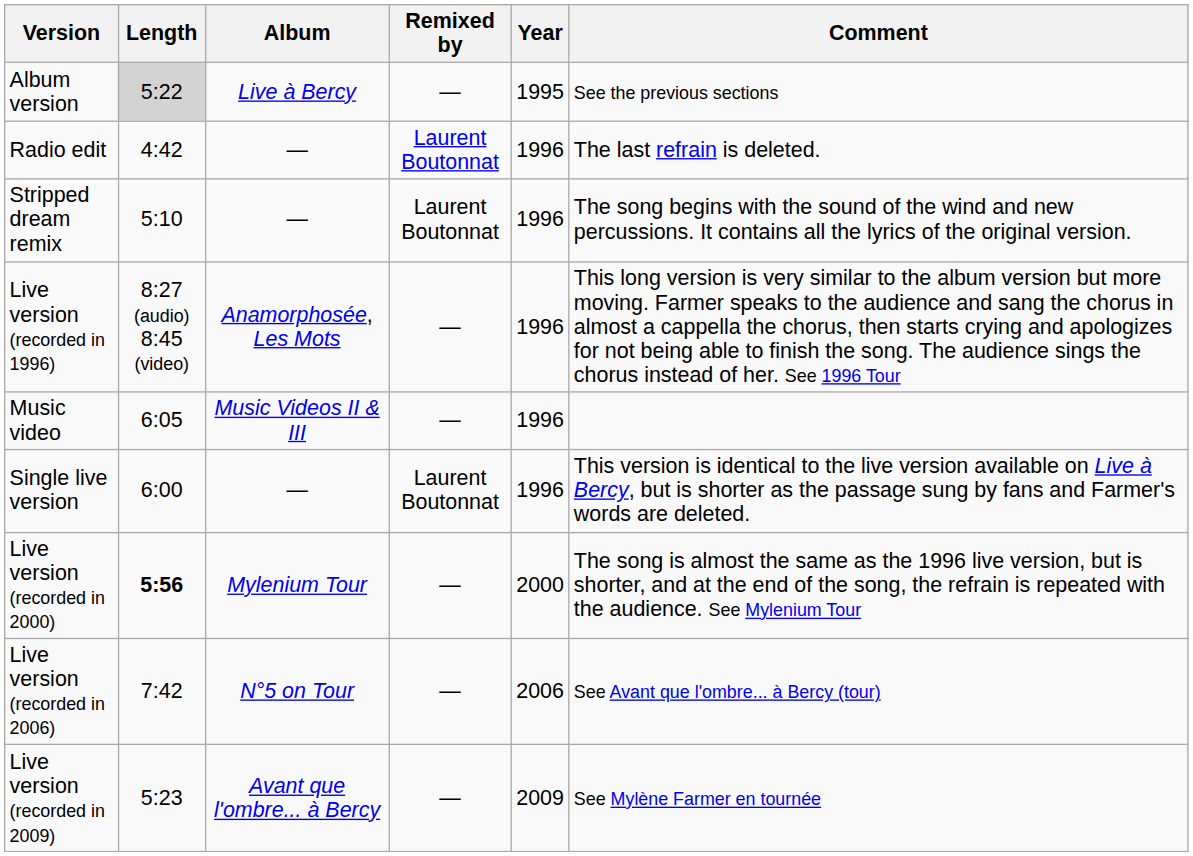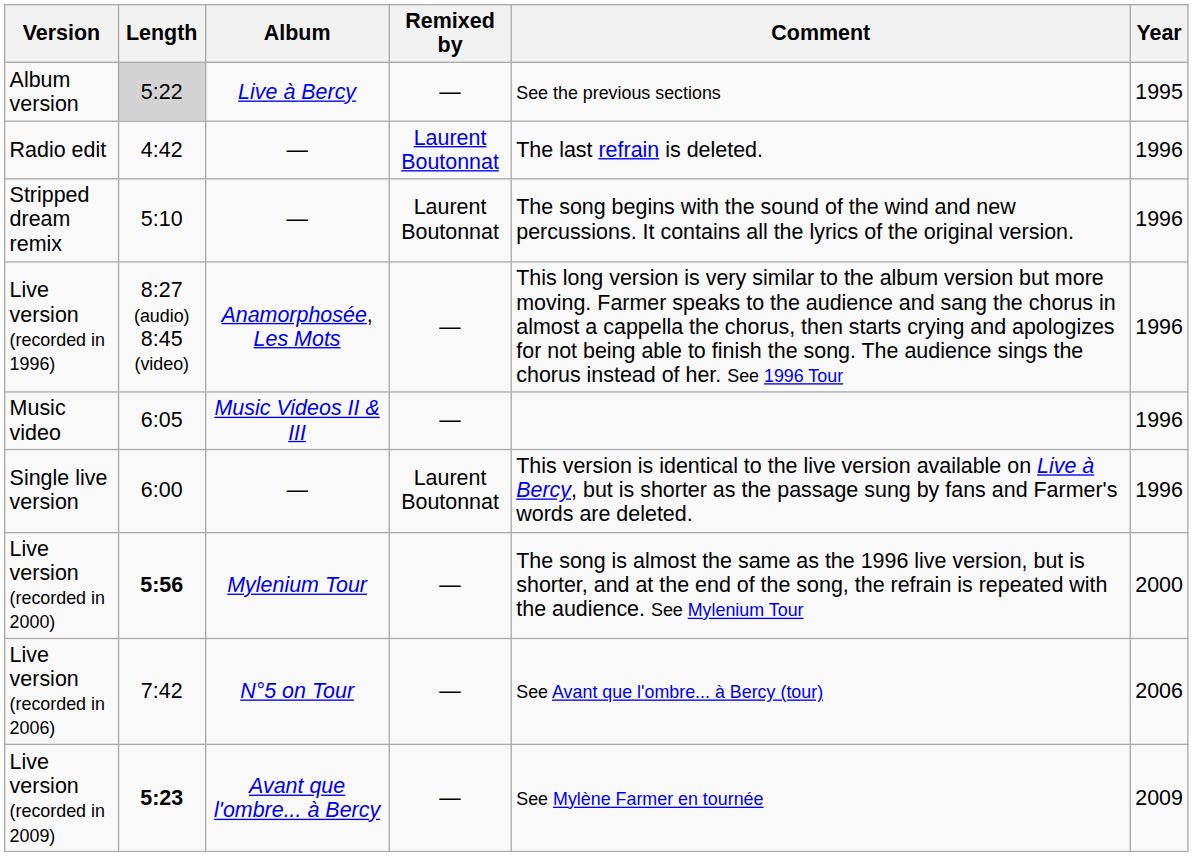columns swapped: (540, 33) <-> (878, 33)
(162, 797) normal -> (162, 797) bold
